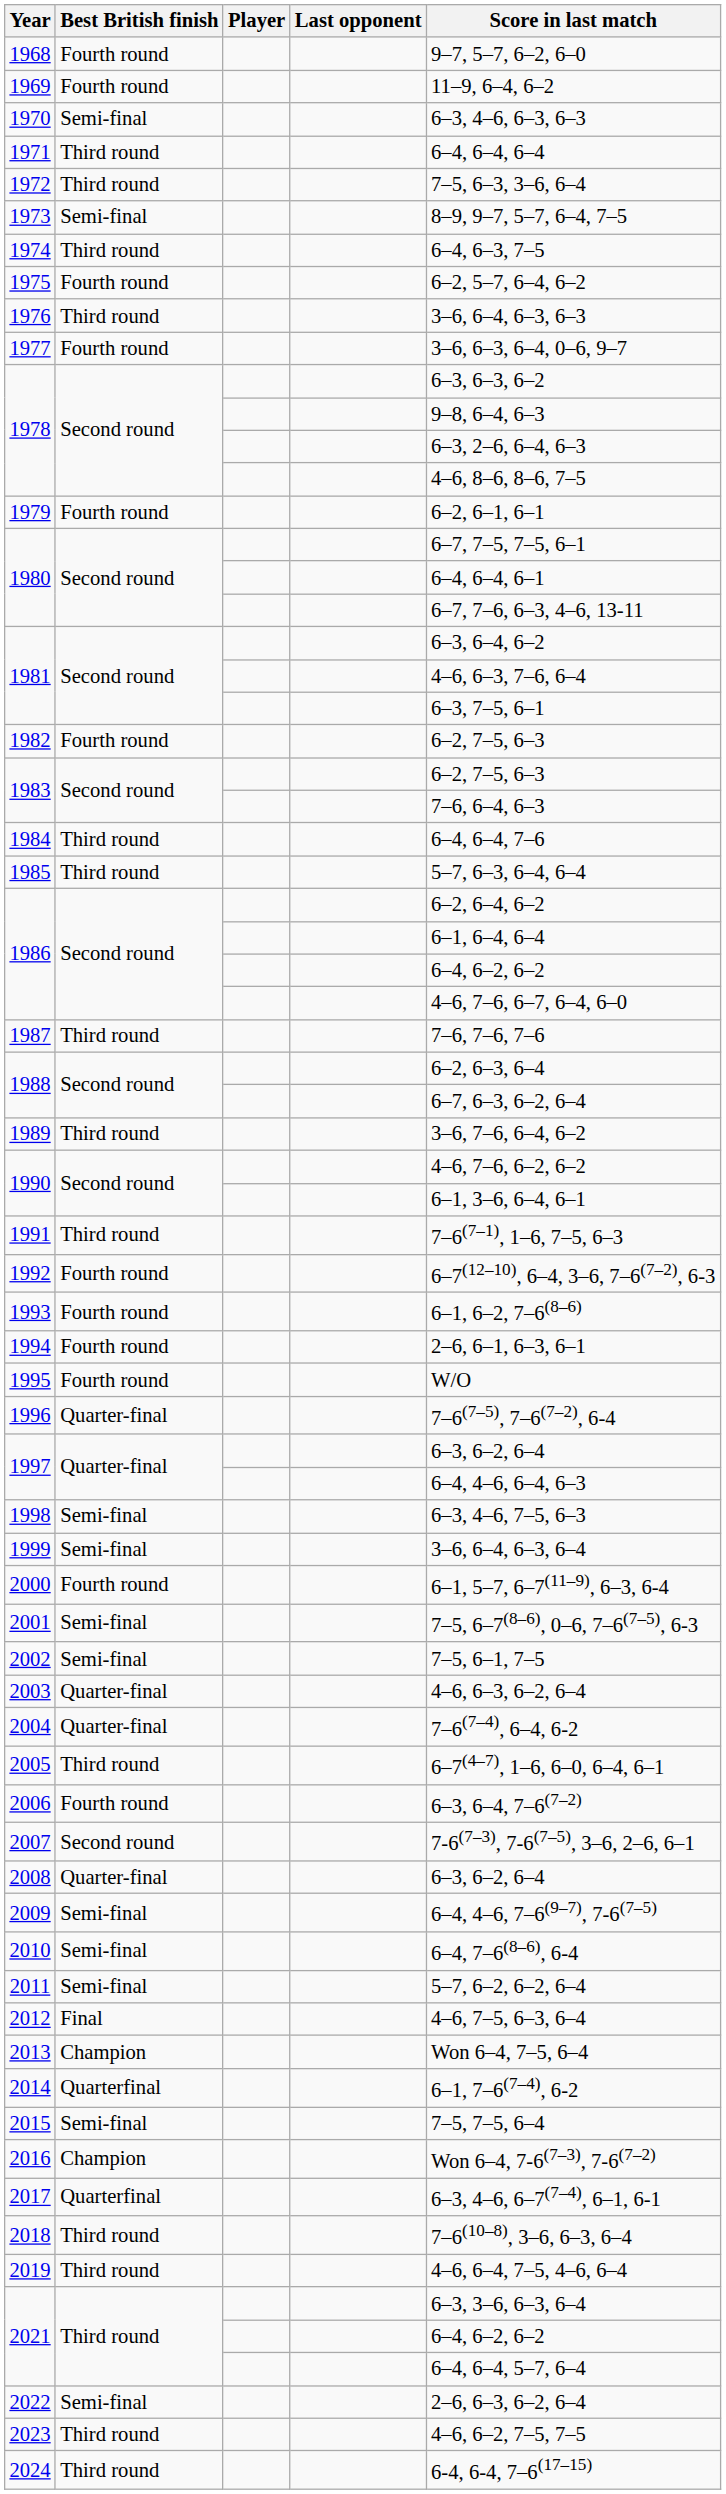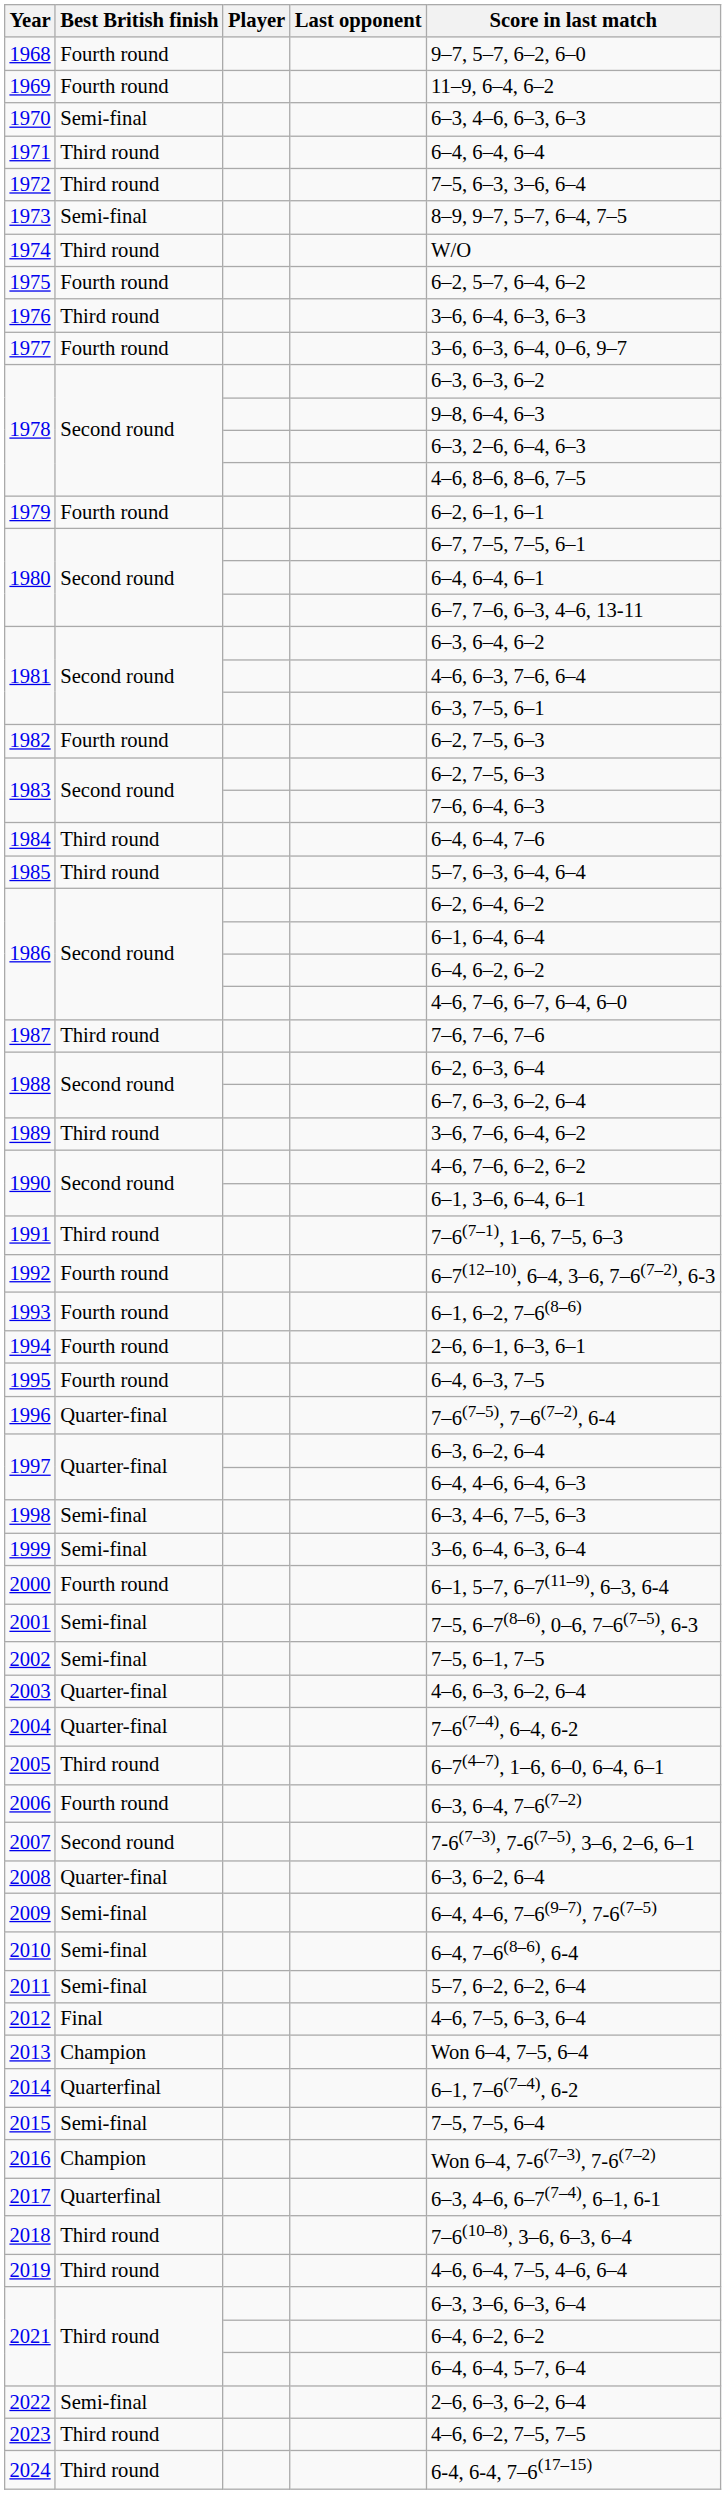(488, 250) 6–4, 6–3, 7–5 -> (451, 250) W/O
(451, 1379) W/O -> (488, 1379) 6–4, 6–3, 7–5
